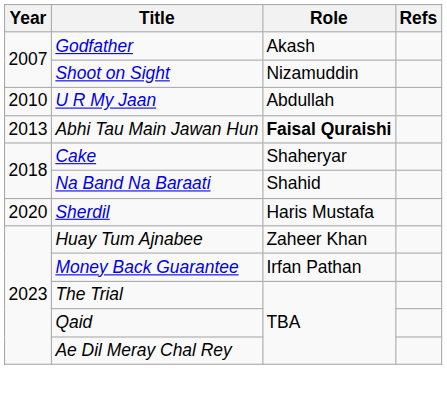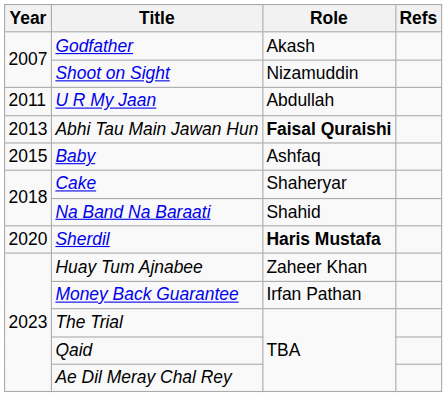(28, 101) 2010 -> (27, 101) 2011
+ row: (75, 156)
(320, 211) normal -> (324, 239) bold
